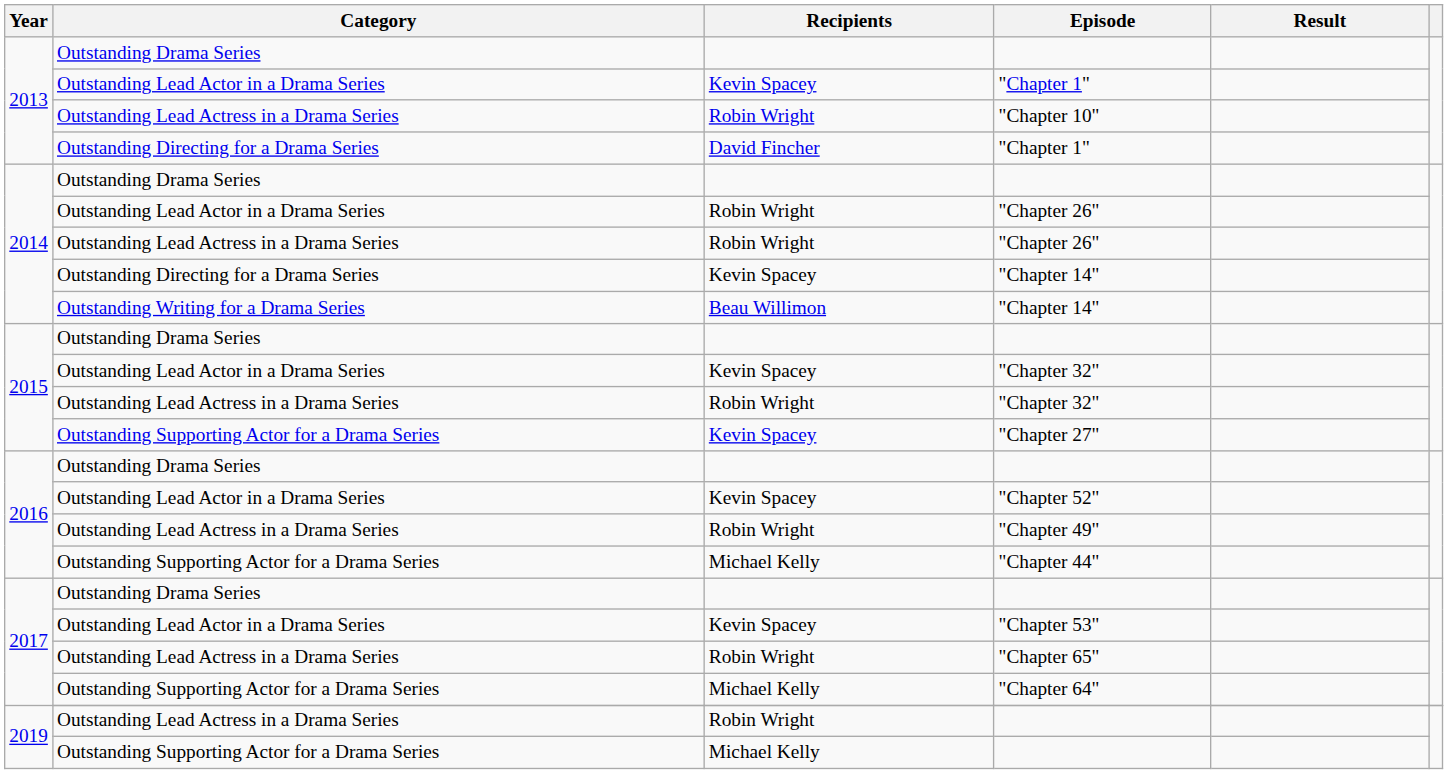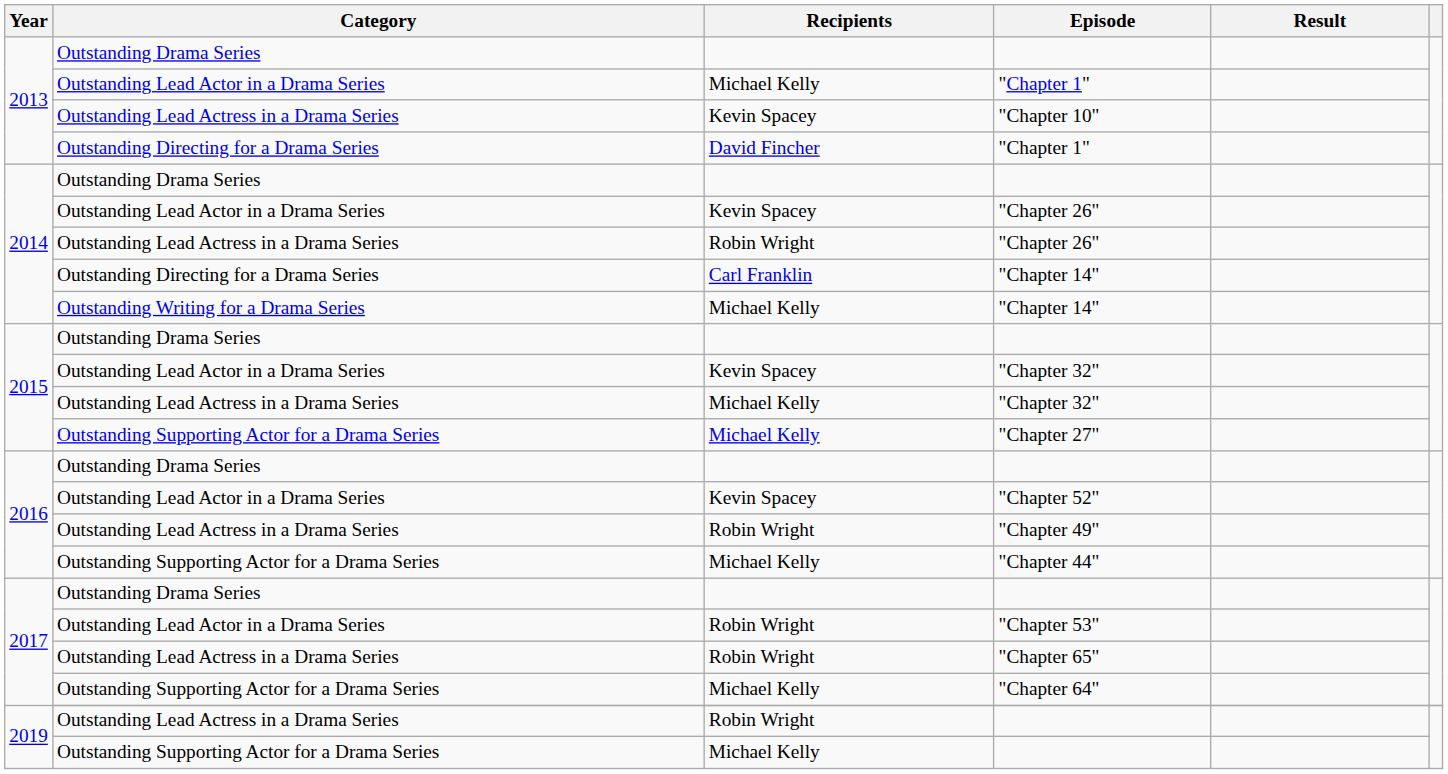(763, 84) Kevin Spacey -> (764, 84) Michael Kelly
(762, 116) Robin Wright -> (763, 116) Kevin Spacey
(762, 211) Robin Wright -> (763, 211) Kevin Spacey
(763, 275) Kevin Spacey -> (761, 275) Carl Franklin
(767, 307) Beau Willimon -> (764, 307) Michael Kelly
(762, 402) Robin Wright -> (764, 402) Michael Kelly
(763, 434) Kevin Spacey -> (764, 434) Michael Kelly
(763, 625) Kevin Spacey -> (762, 625) Robin Wright
